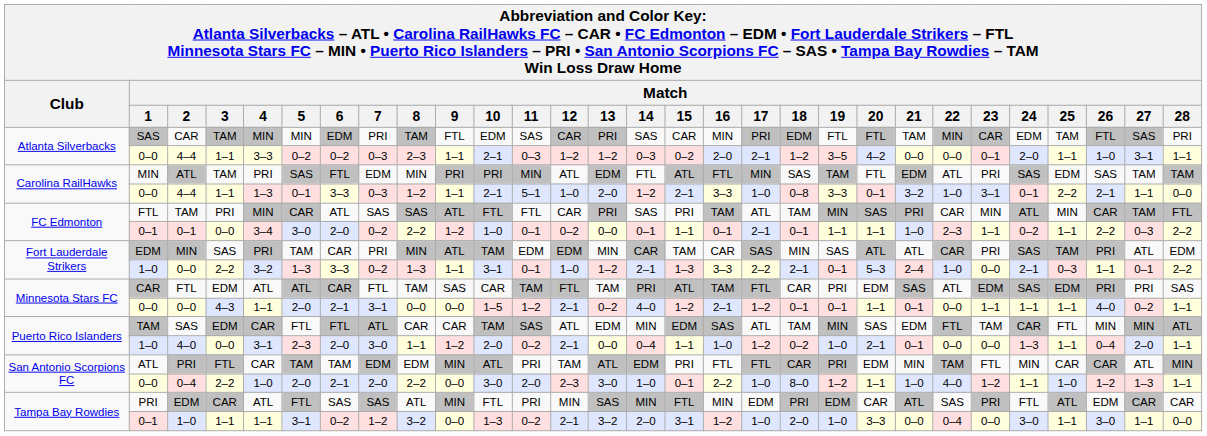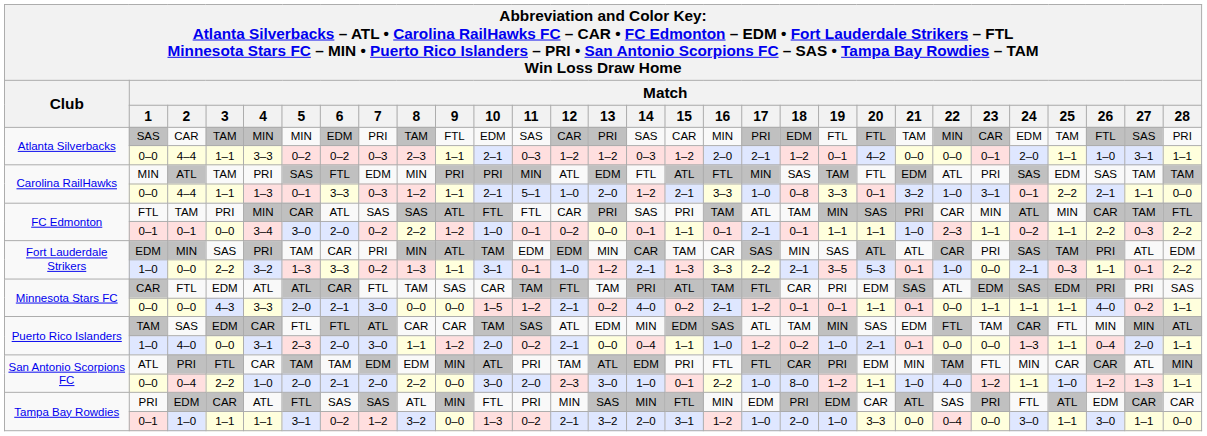(684, 155) 0–2 -> (684, 155) 1–2
(837, 155) 3–5 -> (837, 155) 0–1
(837, 269) 0–1 -> (837, 269) 3–5
(914, 269) 2–4 -> (914, 269) 0–1
(263, 307) 1–1 -> (263, 307) 3–3
(378, 307) 3–1 -> (378, 307) 3–0
(684, 307) 1–2 -> (684, 307) 0–2
